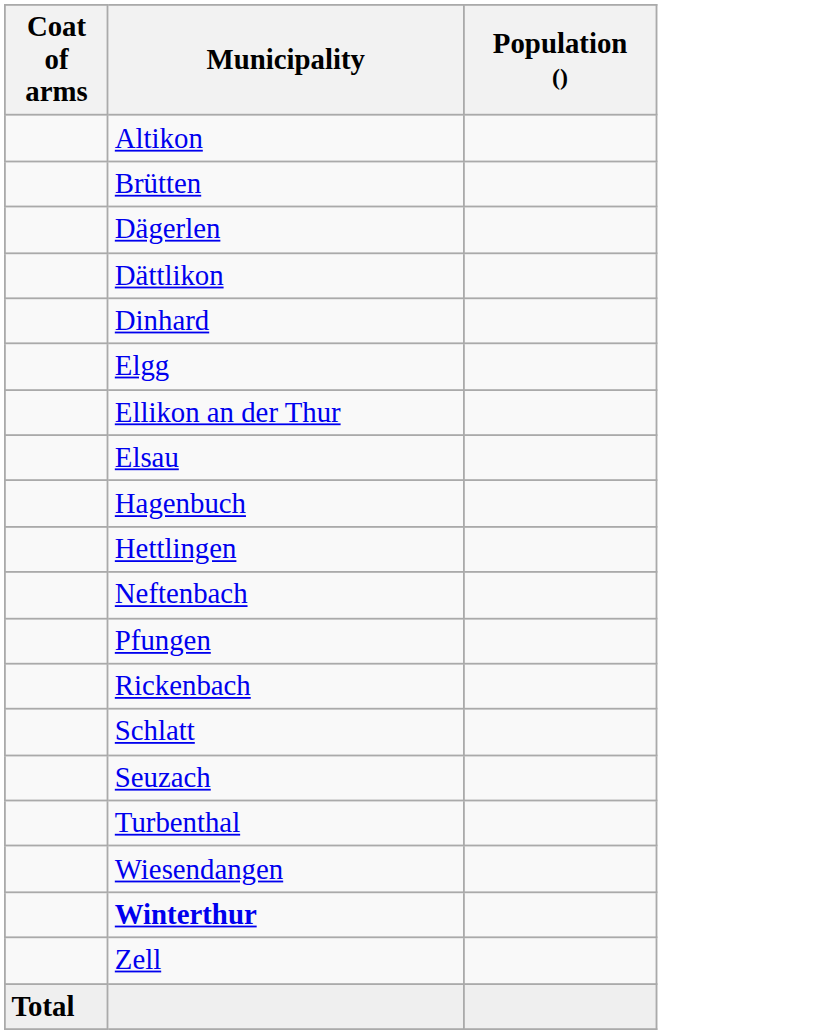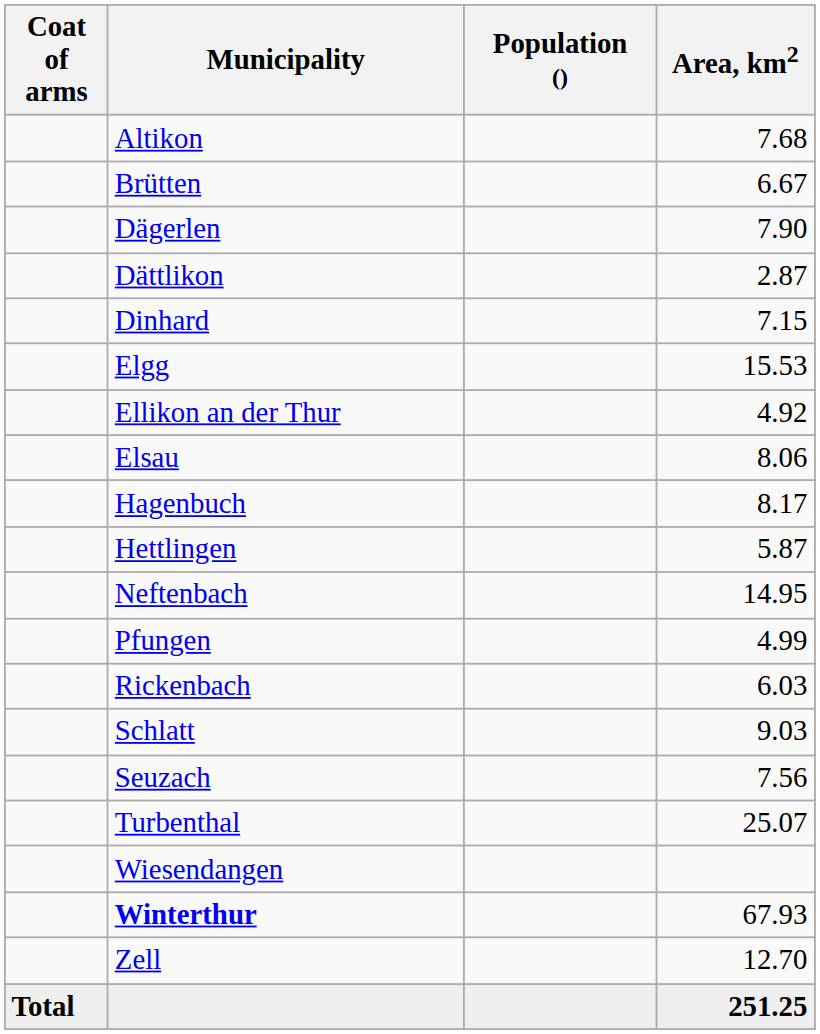+ column: (735, 59)
